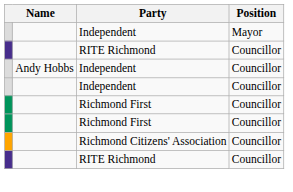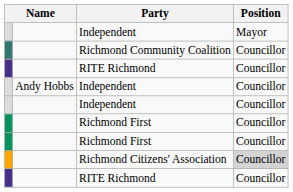+ row: (44, 50)
(256, 141) no background -> (261, 159) lightgrey background
